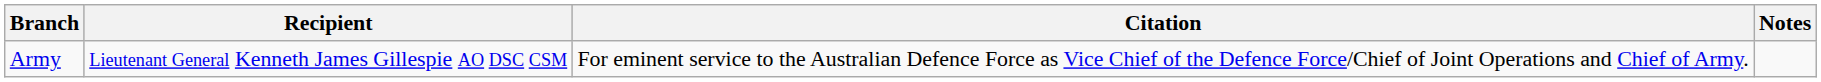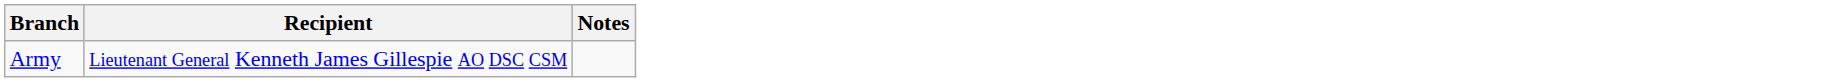- column: (1163, 22)
